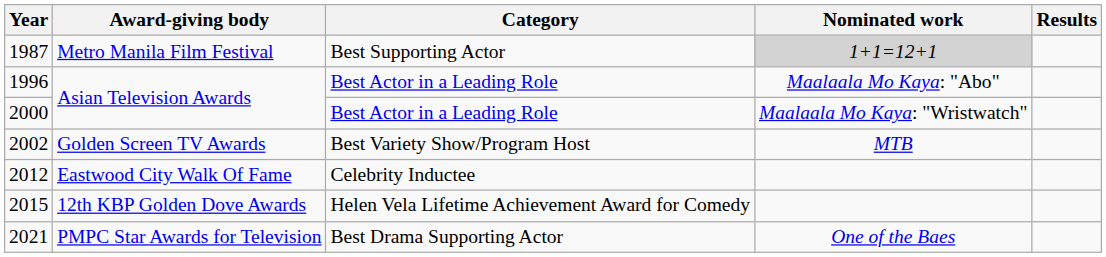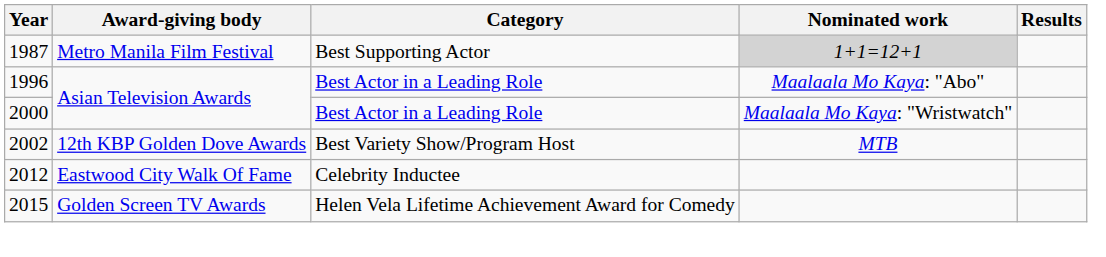(161, 143) Golden Screen TV Awards -> (182, 143) 12th KBP Golden Dove Awards
(182, 205) 12th KBP Golden Dove Awards -> (161, 205) Golden Screen TV Awards
- row: (29, 236)
